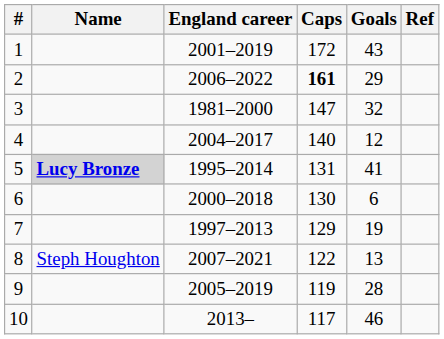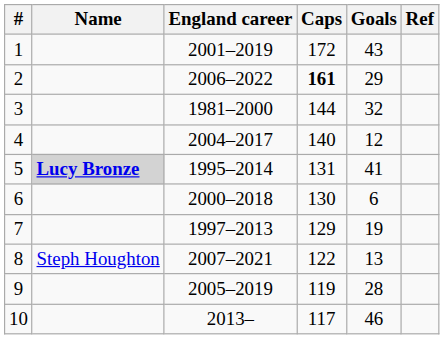(322, 109) 147 -> (322, 109) 144
